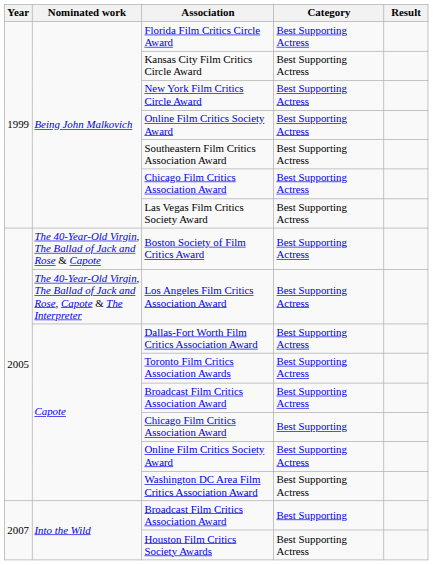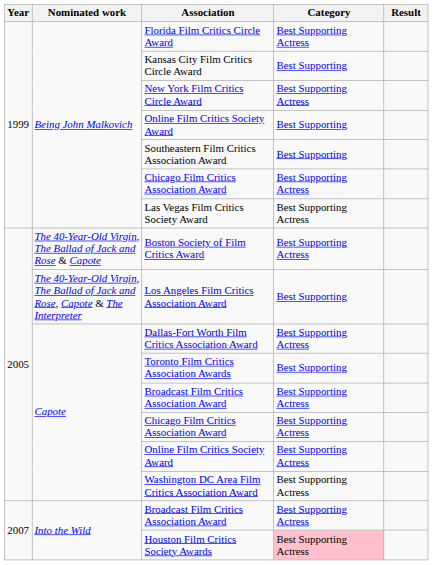(312, 65) Best Supporting Actress -> (312, 65) Best Supporting
(312, 124) Best Supporting Actress -> (312, 124) Best Supporting
(312, 154) Best Supporting Actress -> (312, 154) Best Supporting
(312, 296) Best Supporting Actress -> (312, 296) Best Supporting
(312, 368) Best Supporting Actress -> (312, 368) Best Supporting
(312, 427) Best Supporting -> (312, 427) Best Supporting Actress
(312, 515) Best Supporting -> (312, 515) Best Supporting Actress
(312, 545) no background -> (312, 545) pink background
